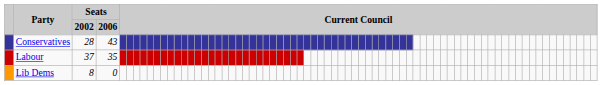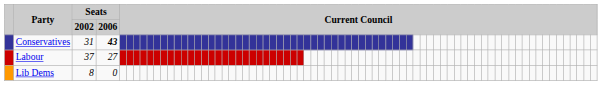(89, 42) 28 -> (89, 42) 31
(113, 42) normal -> (113, 42) bold
(113, 57) 35 -> (113, 57) 27
